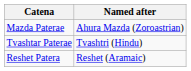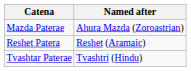rows swapped: (33, 58) <-> (39, 43)
